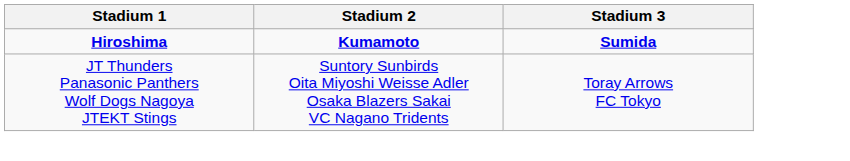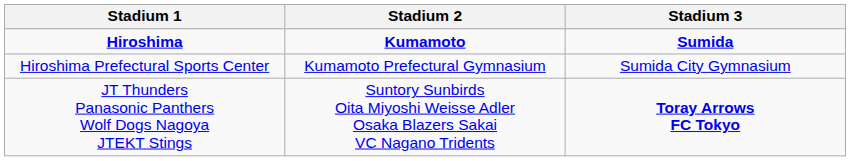+ row: (145, 66)
(628, 92) normal -> (705, 116) bold
